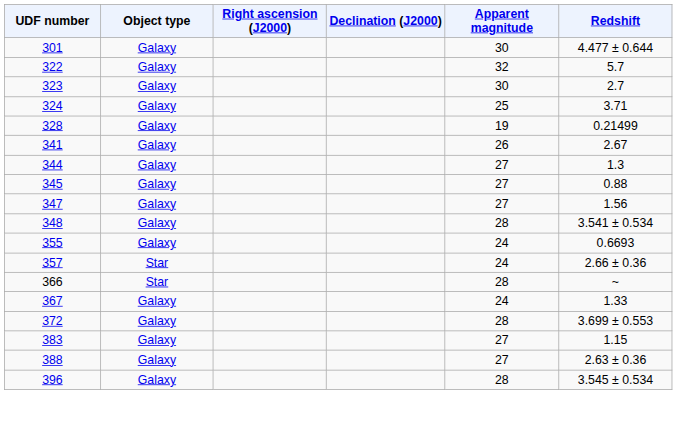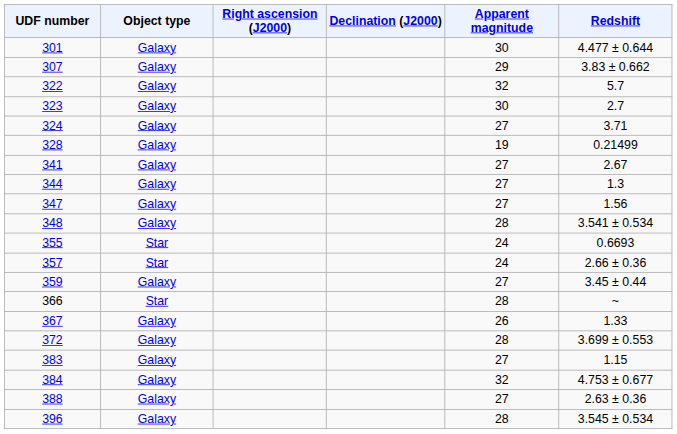+ row: (52, 67)
(502, 106) 25 -> (502, 125) 27
(502, 145) 26 -> (502, 164) 27
- row: (52, 184)
(157, 243) Galaxy -> (157, 243) Star
+ row: (52, 282)
(502, 301) 24 -> (502, 321) 26
+ row: (52, 379)
